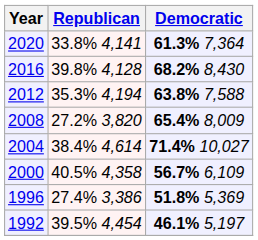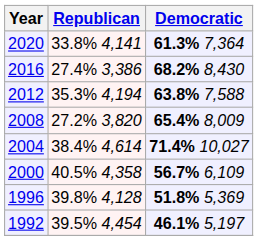(97, 69) 39.8% 4,128 -> (97, 69) 27.4% 3,386
(97, 197) 27.4% 3,386 -> (97, 197) 39.8% 4,128
